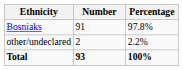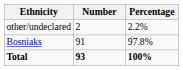rows swapped: (24, 27) <-> (39, 42)
